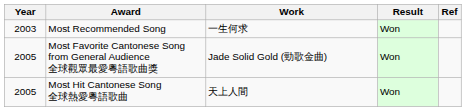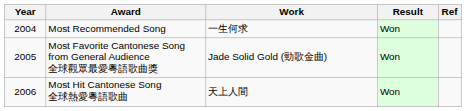(25, 29) 2003 -> (25, 29) 2004
(25, 92) 2005 -> (25, 92) 2006
